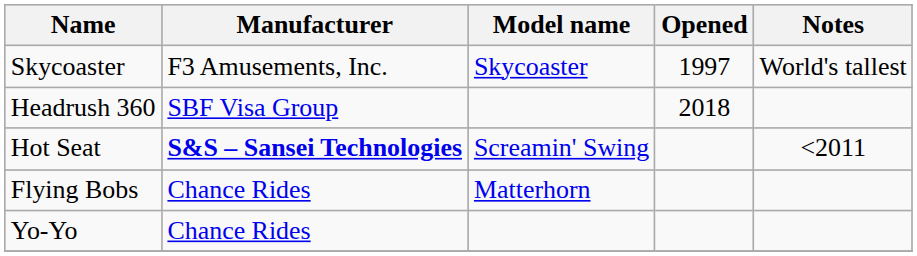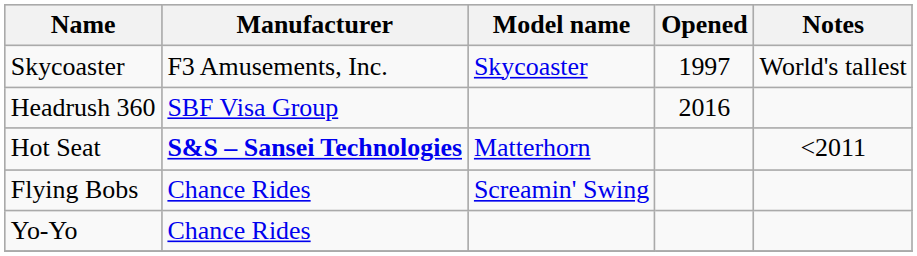(704, 107) 2018 -> (704, 107) 2016
(562, 148) Screamin' Swing -> (532, 148) Matterhorn
(532, 189) Matterhorn -> (562, 189) Screamin' Swing
